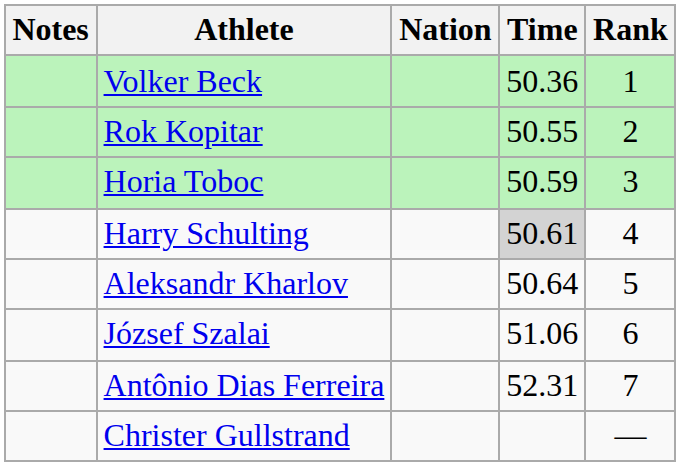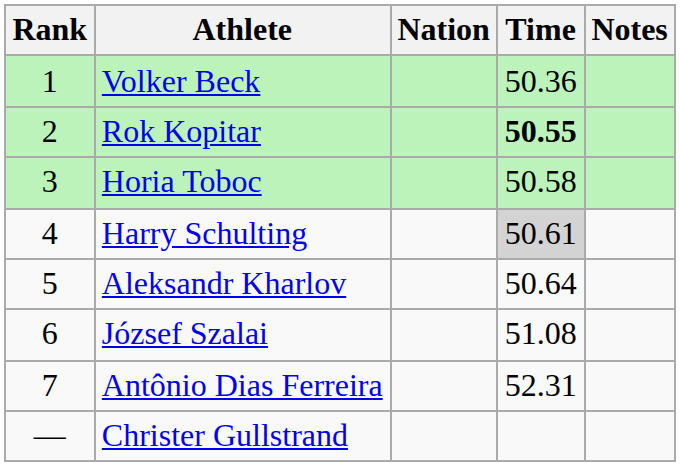columns swapped: (630, 29) <-> (51, 29)
(542, 131) normal -> (541, 131) bold
(542, 182) 50.59 -> (541, 182) 50.58
(542, 334) 51.06 -> (541, 334) 51.08
